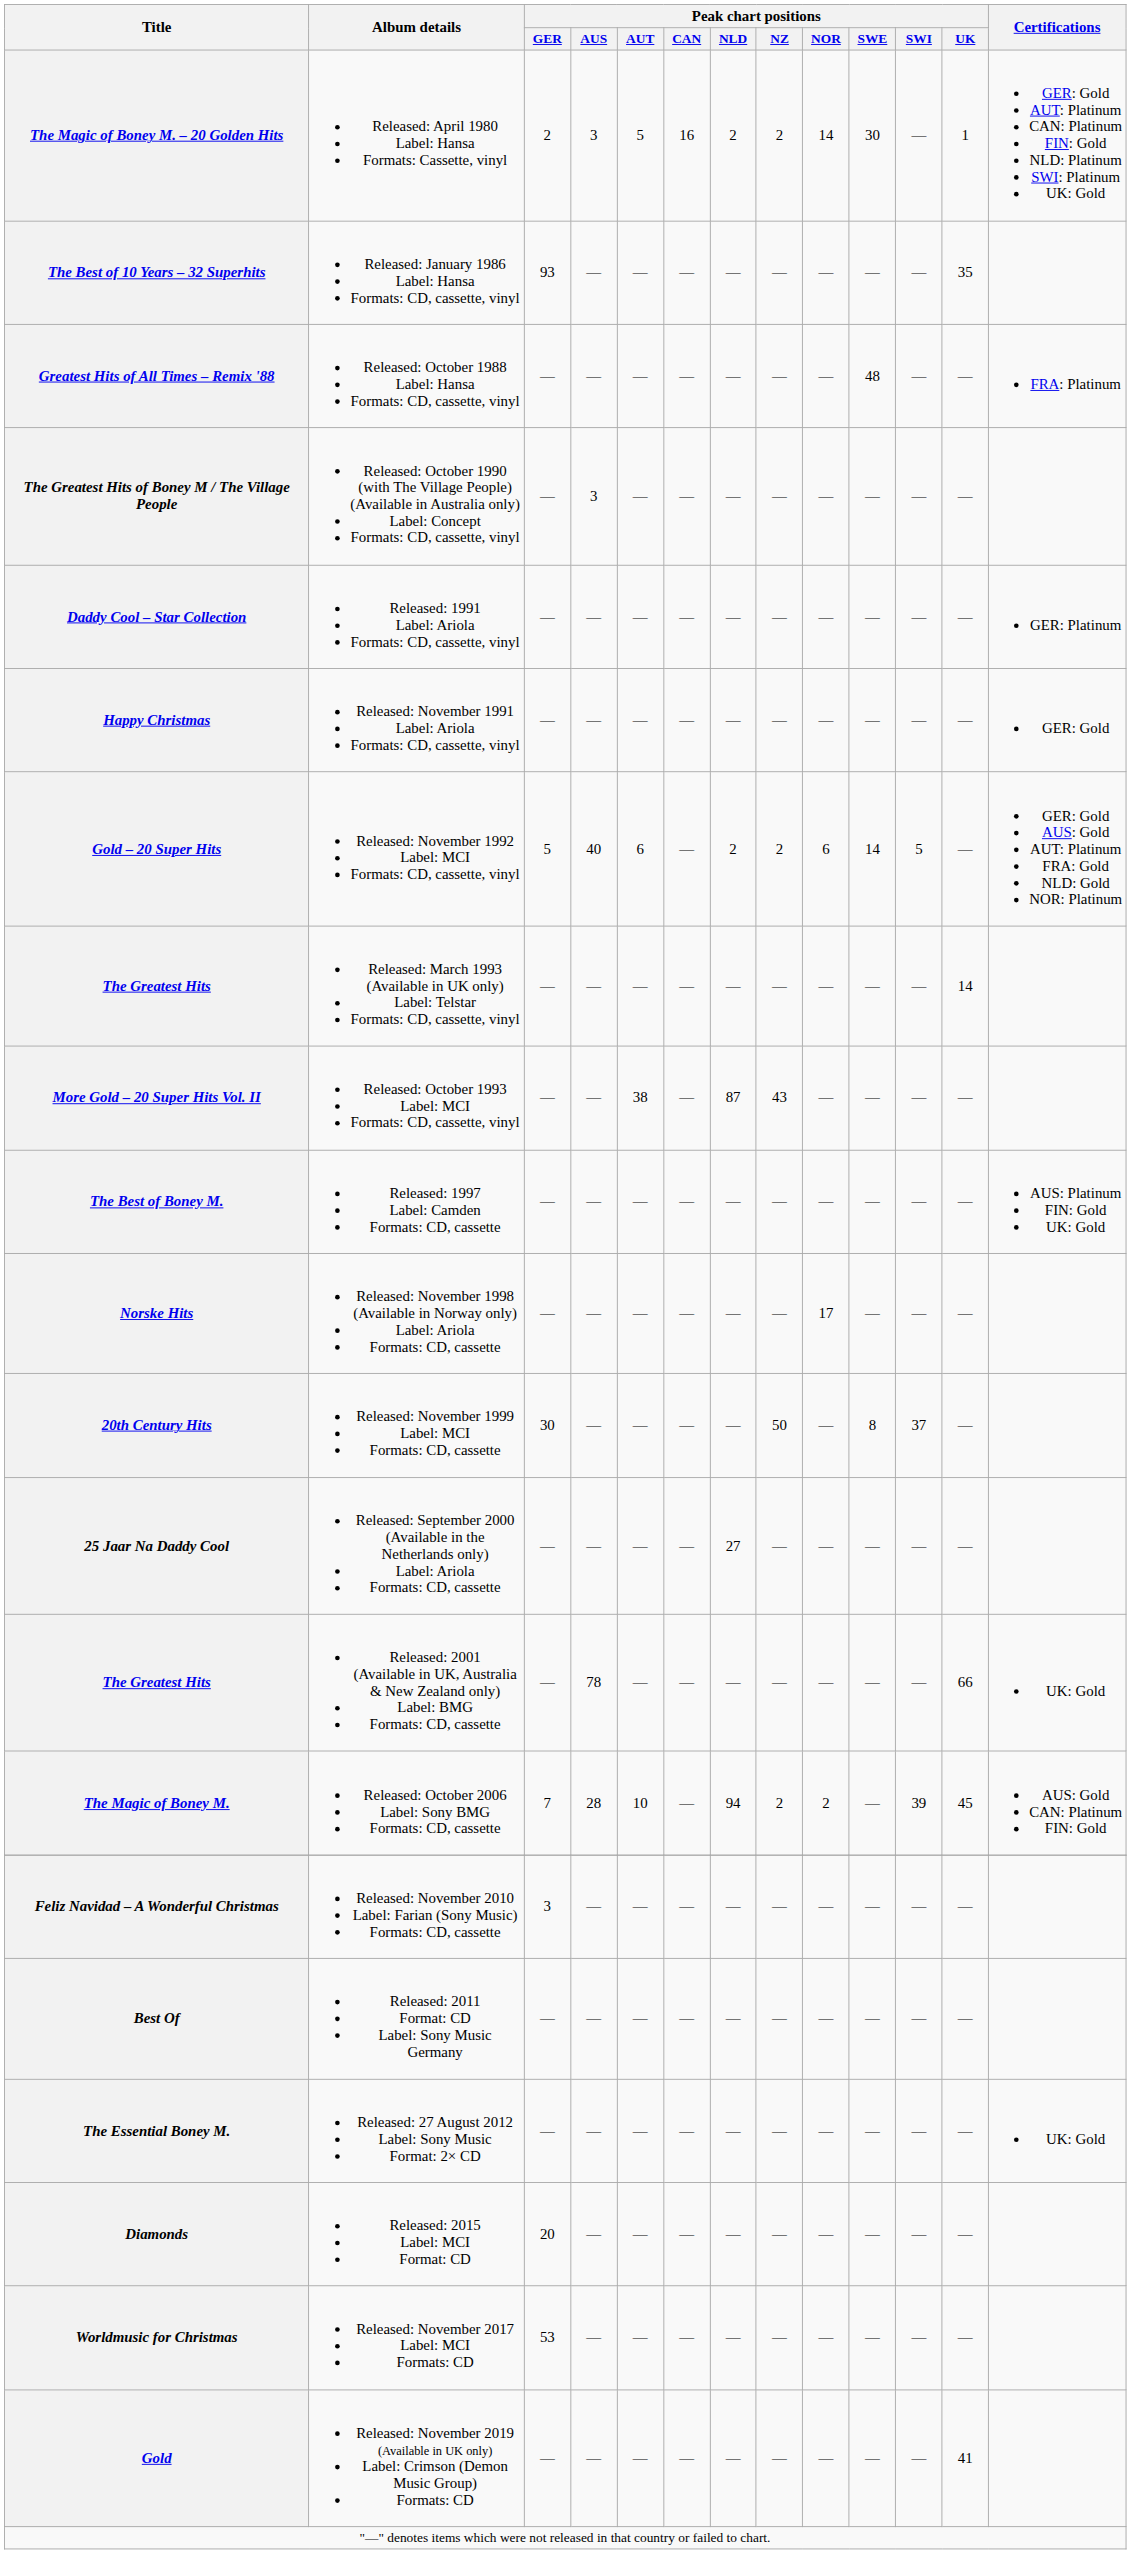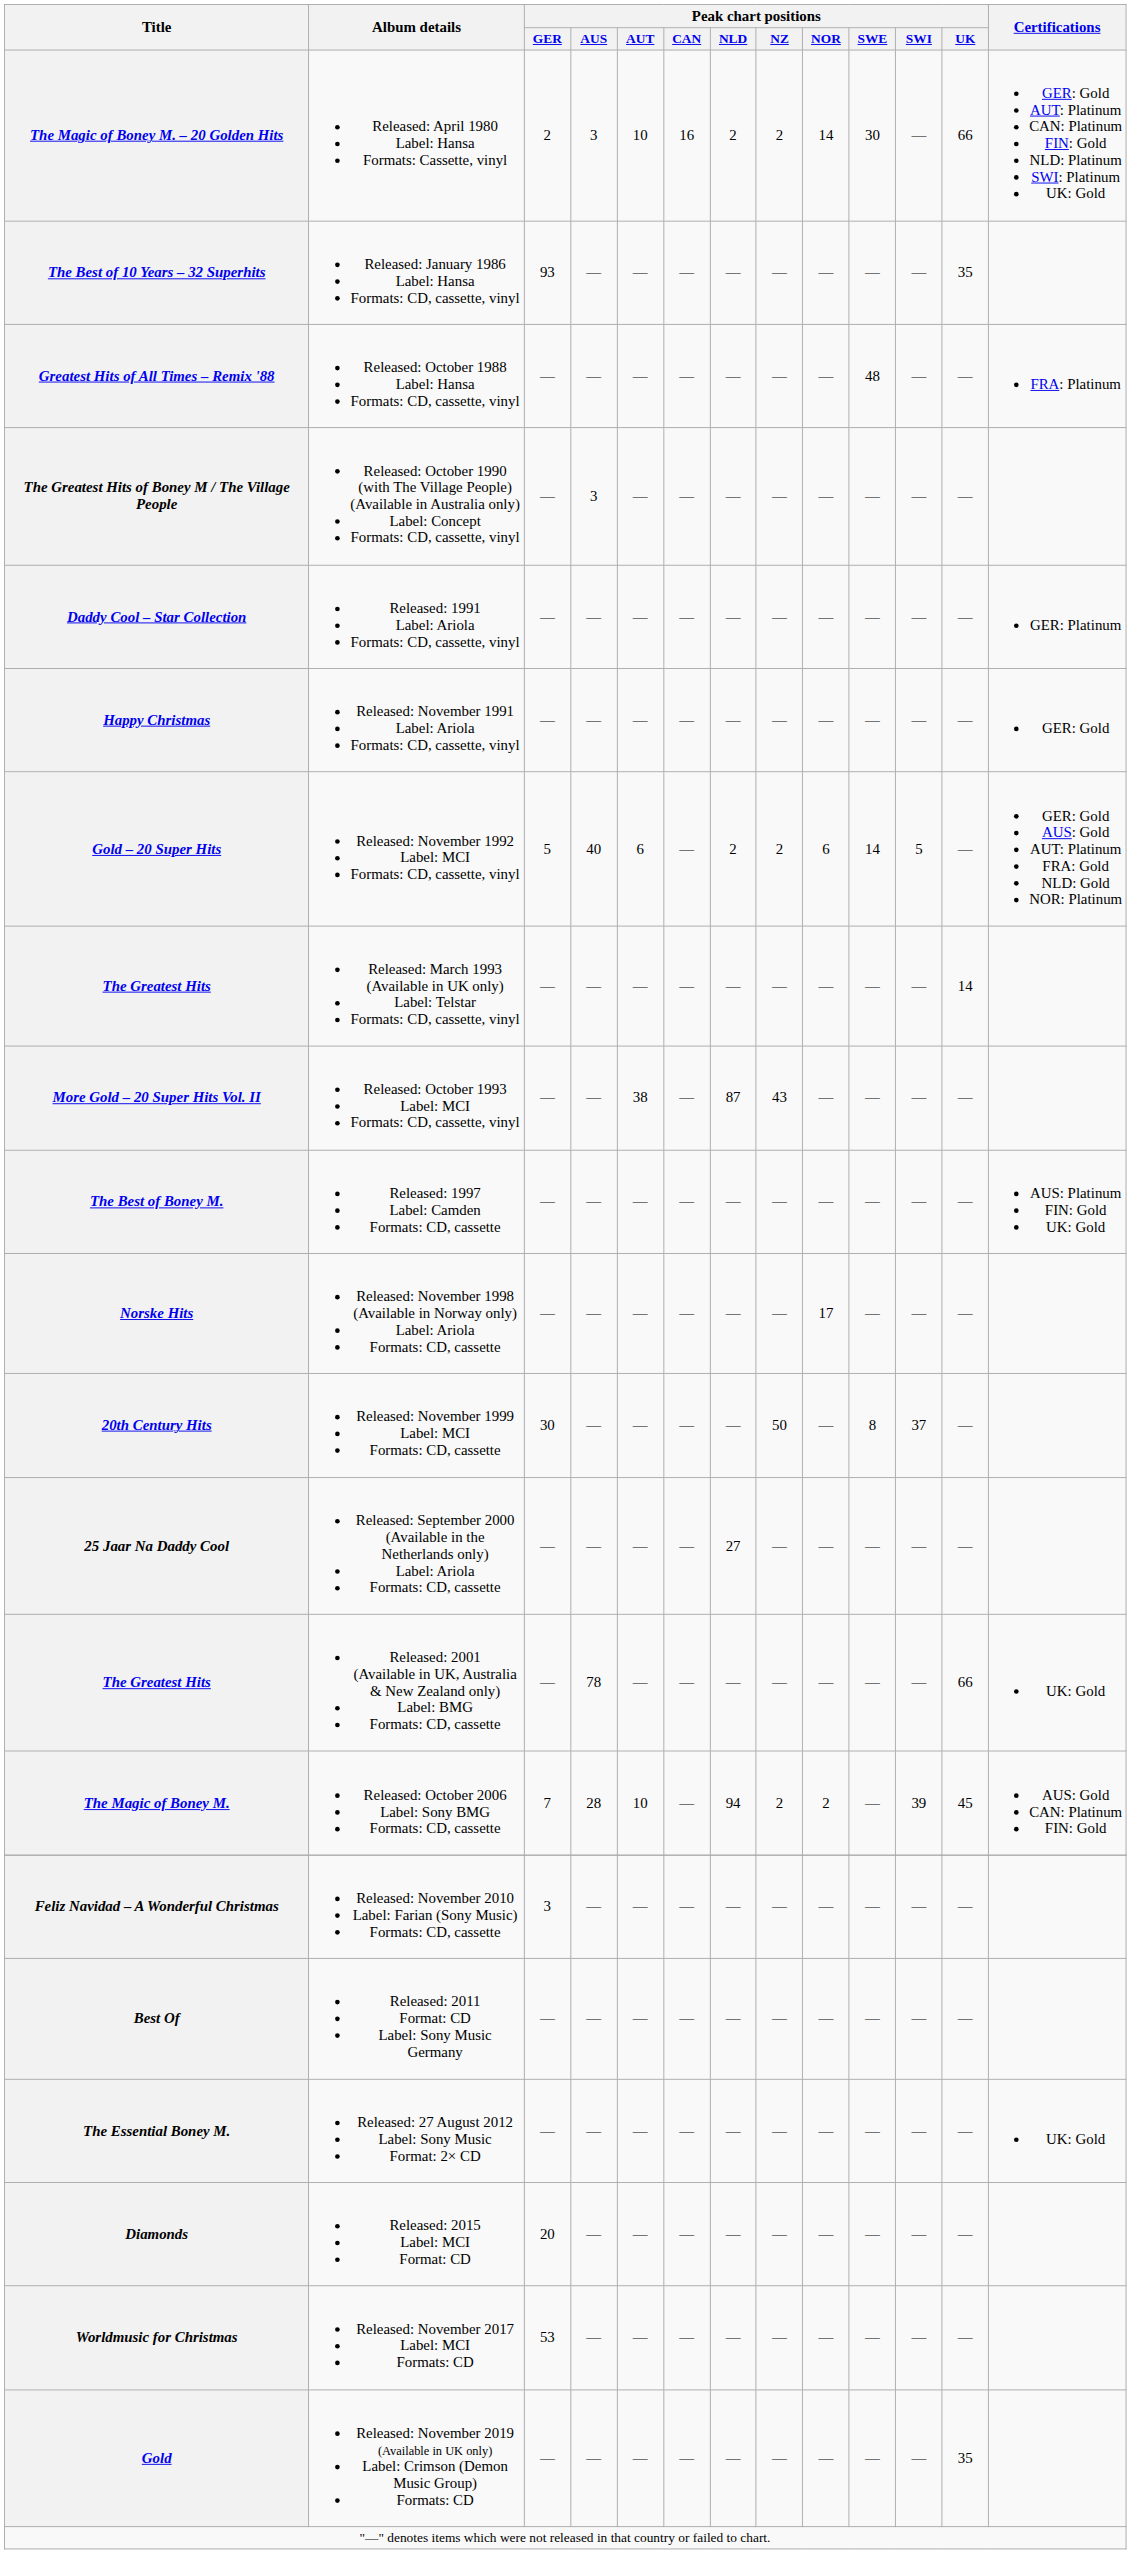(640, 135) 5 -> (640, 135) 10
(965, 135) 1 -> (965, 135) 66
(965, 2458) 41 -> (965, 2458) 35
